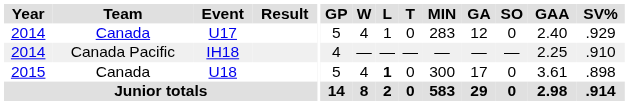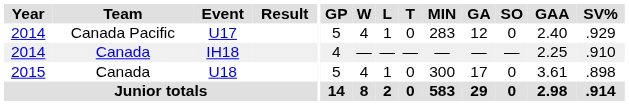(123, 33) Canada -> (123, 33) Canada Pacific
(123, 52) Canada Pacific -> (123, 52) Canada
(387, 71) bold -> (387, 71) normal
